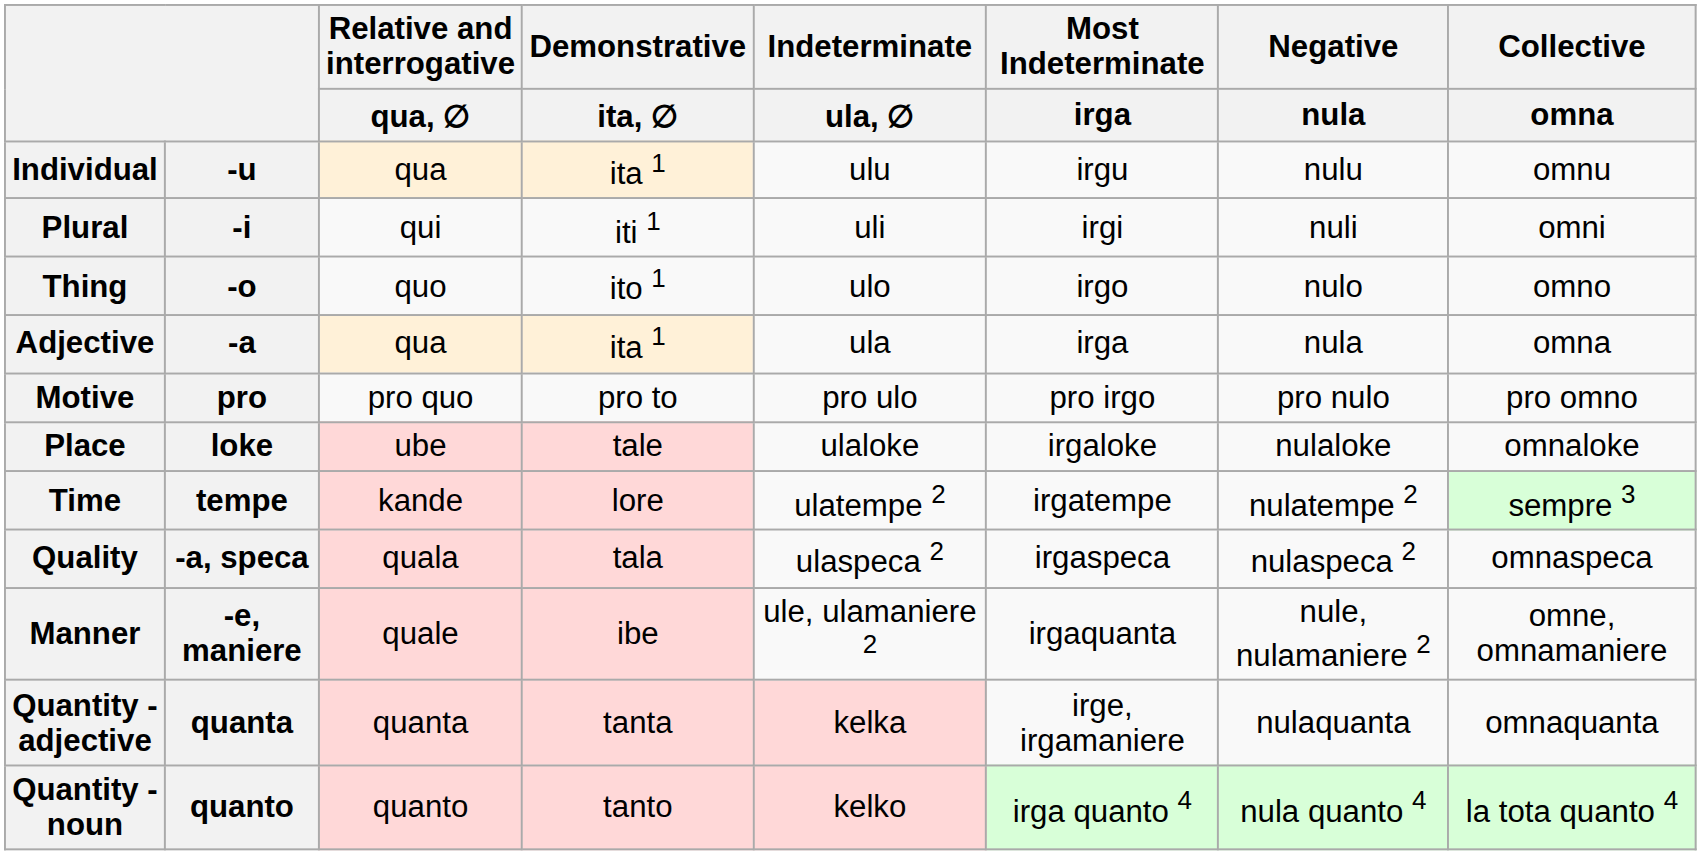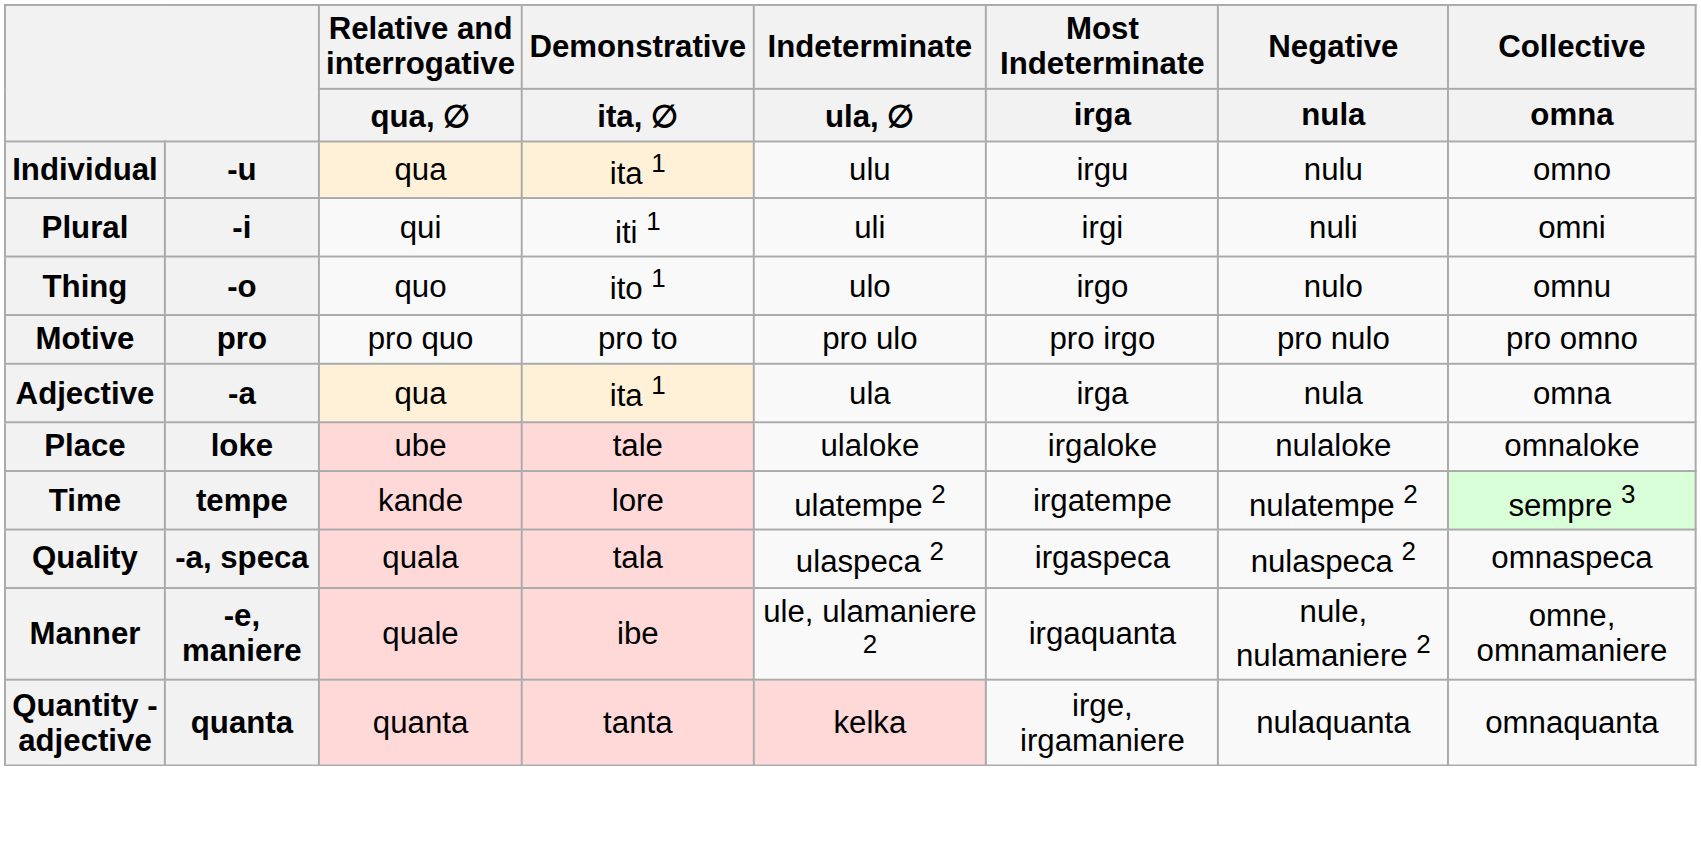(1572, 169) omnu -> (1572, 169) omno
(1572, 285) omno -> (1572, 285) omnu
rows swapped: (85, 343) <-> (85, 396)
- row: (85, 806)
